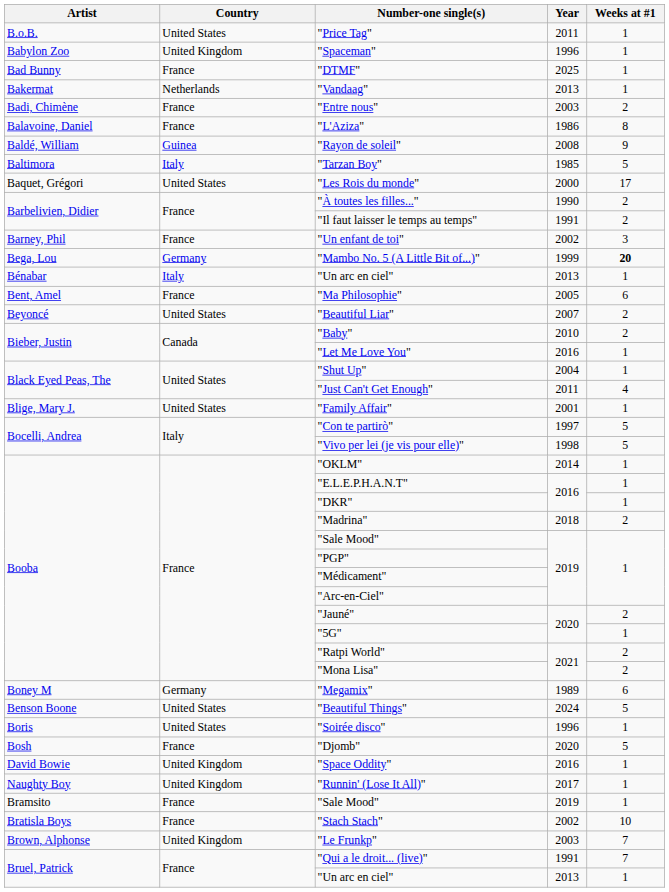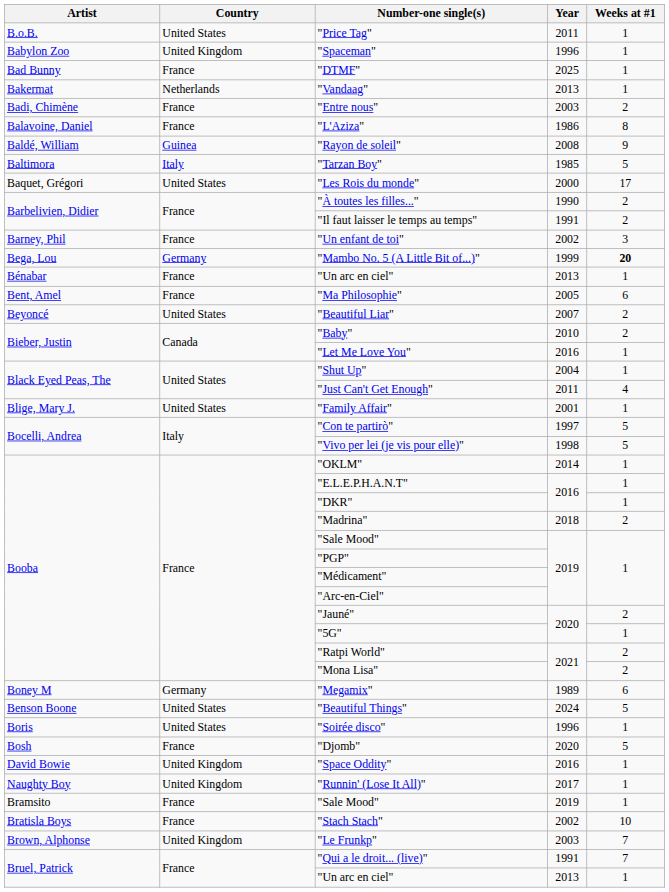(173, 276) Italy -> (178, 276) France
